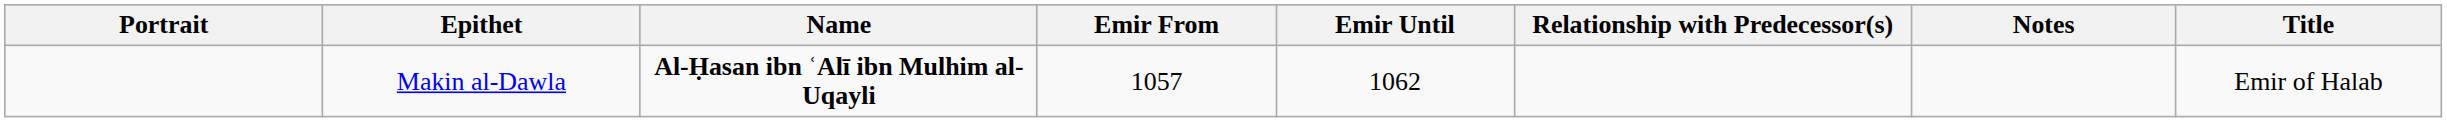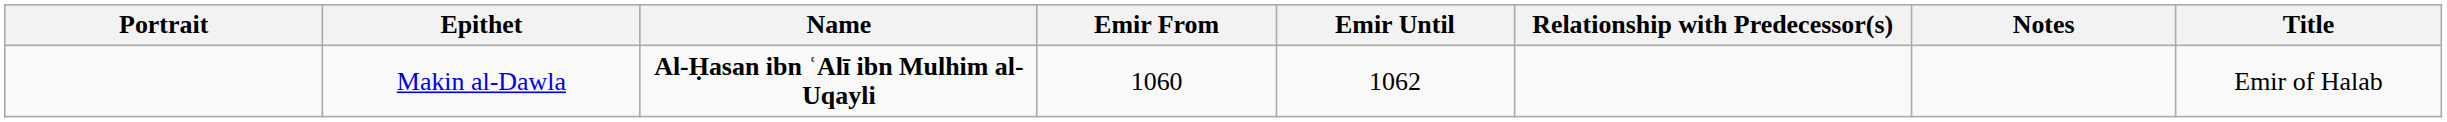(1157, 80) 1057 -> (1157, 80) 1060
